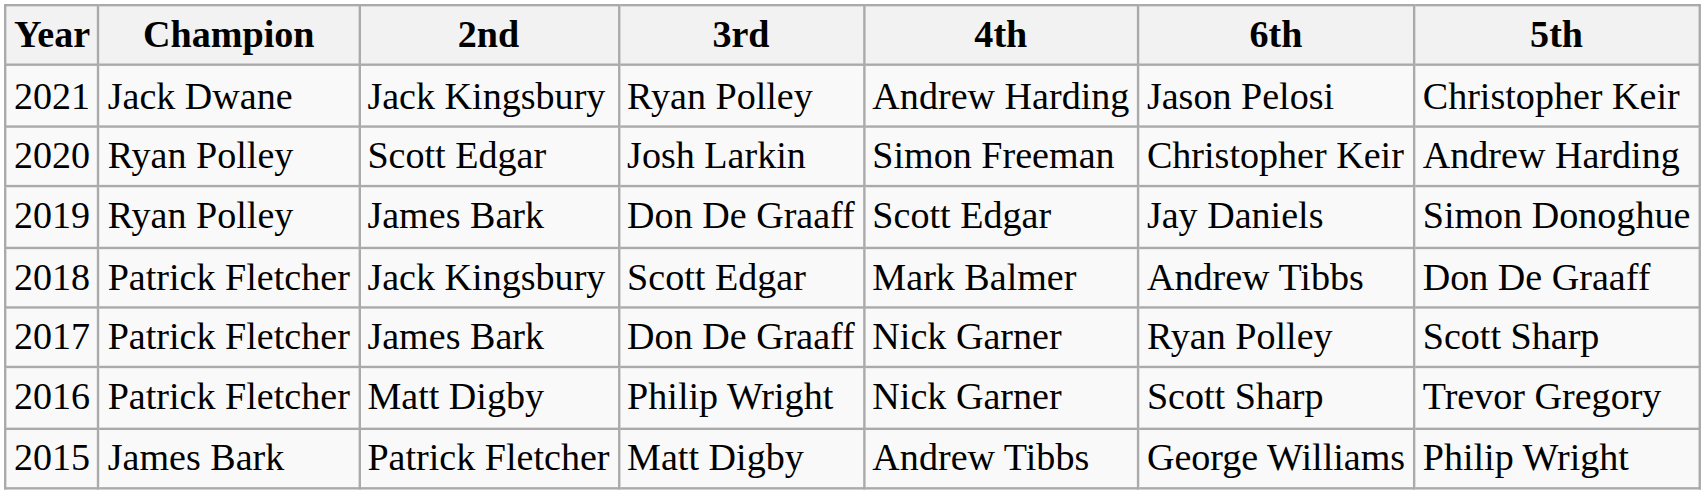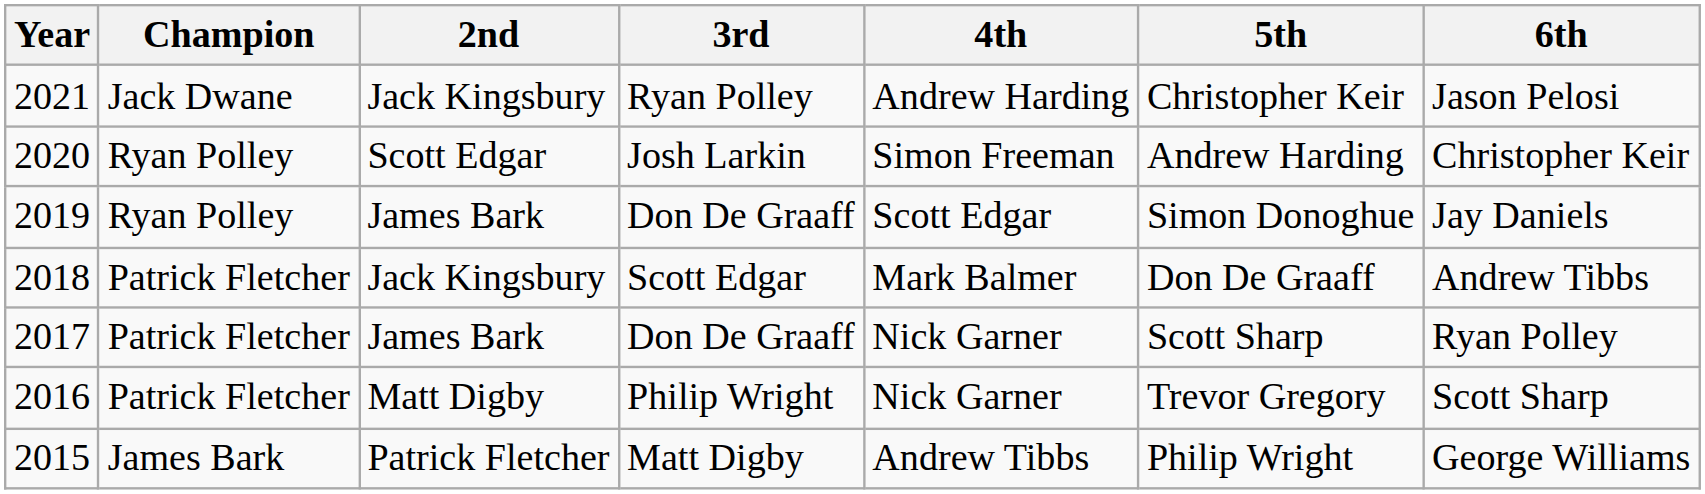columns swapped: (1557, 34) <-> (1276, 34)
